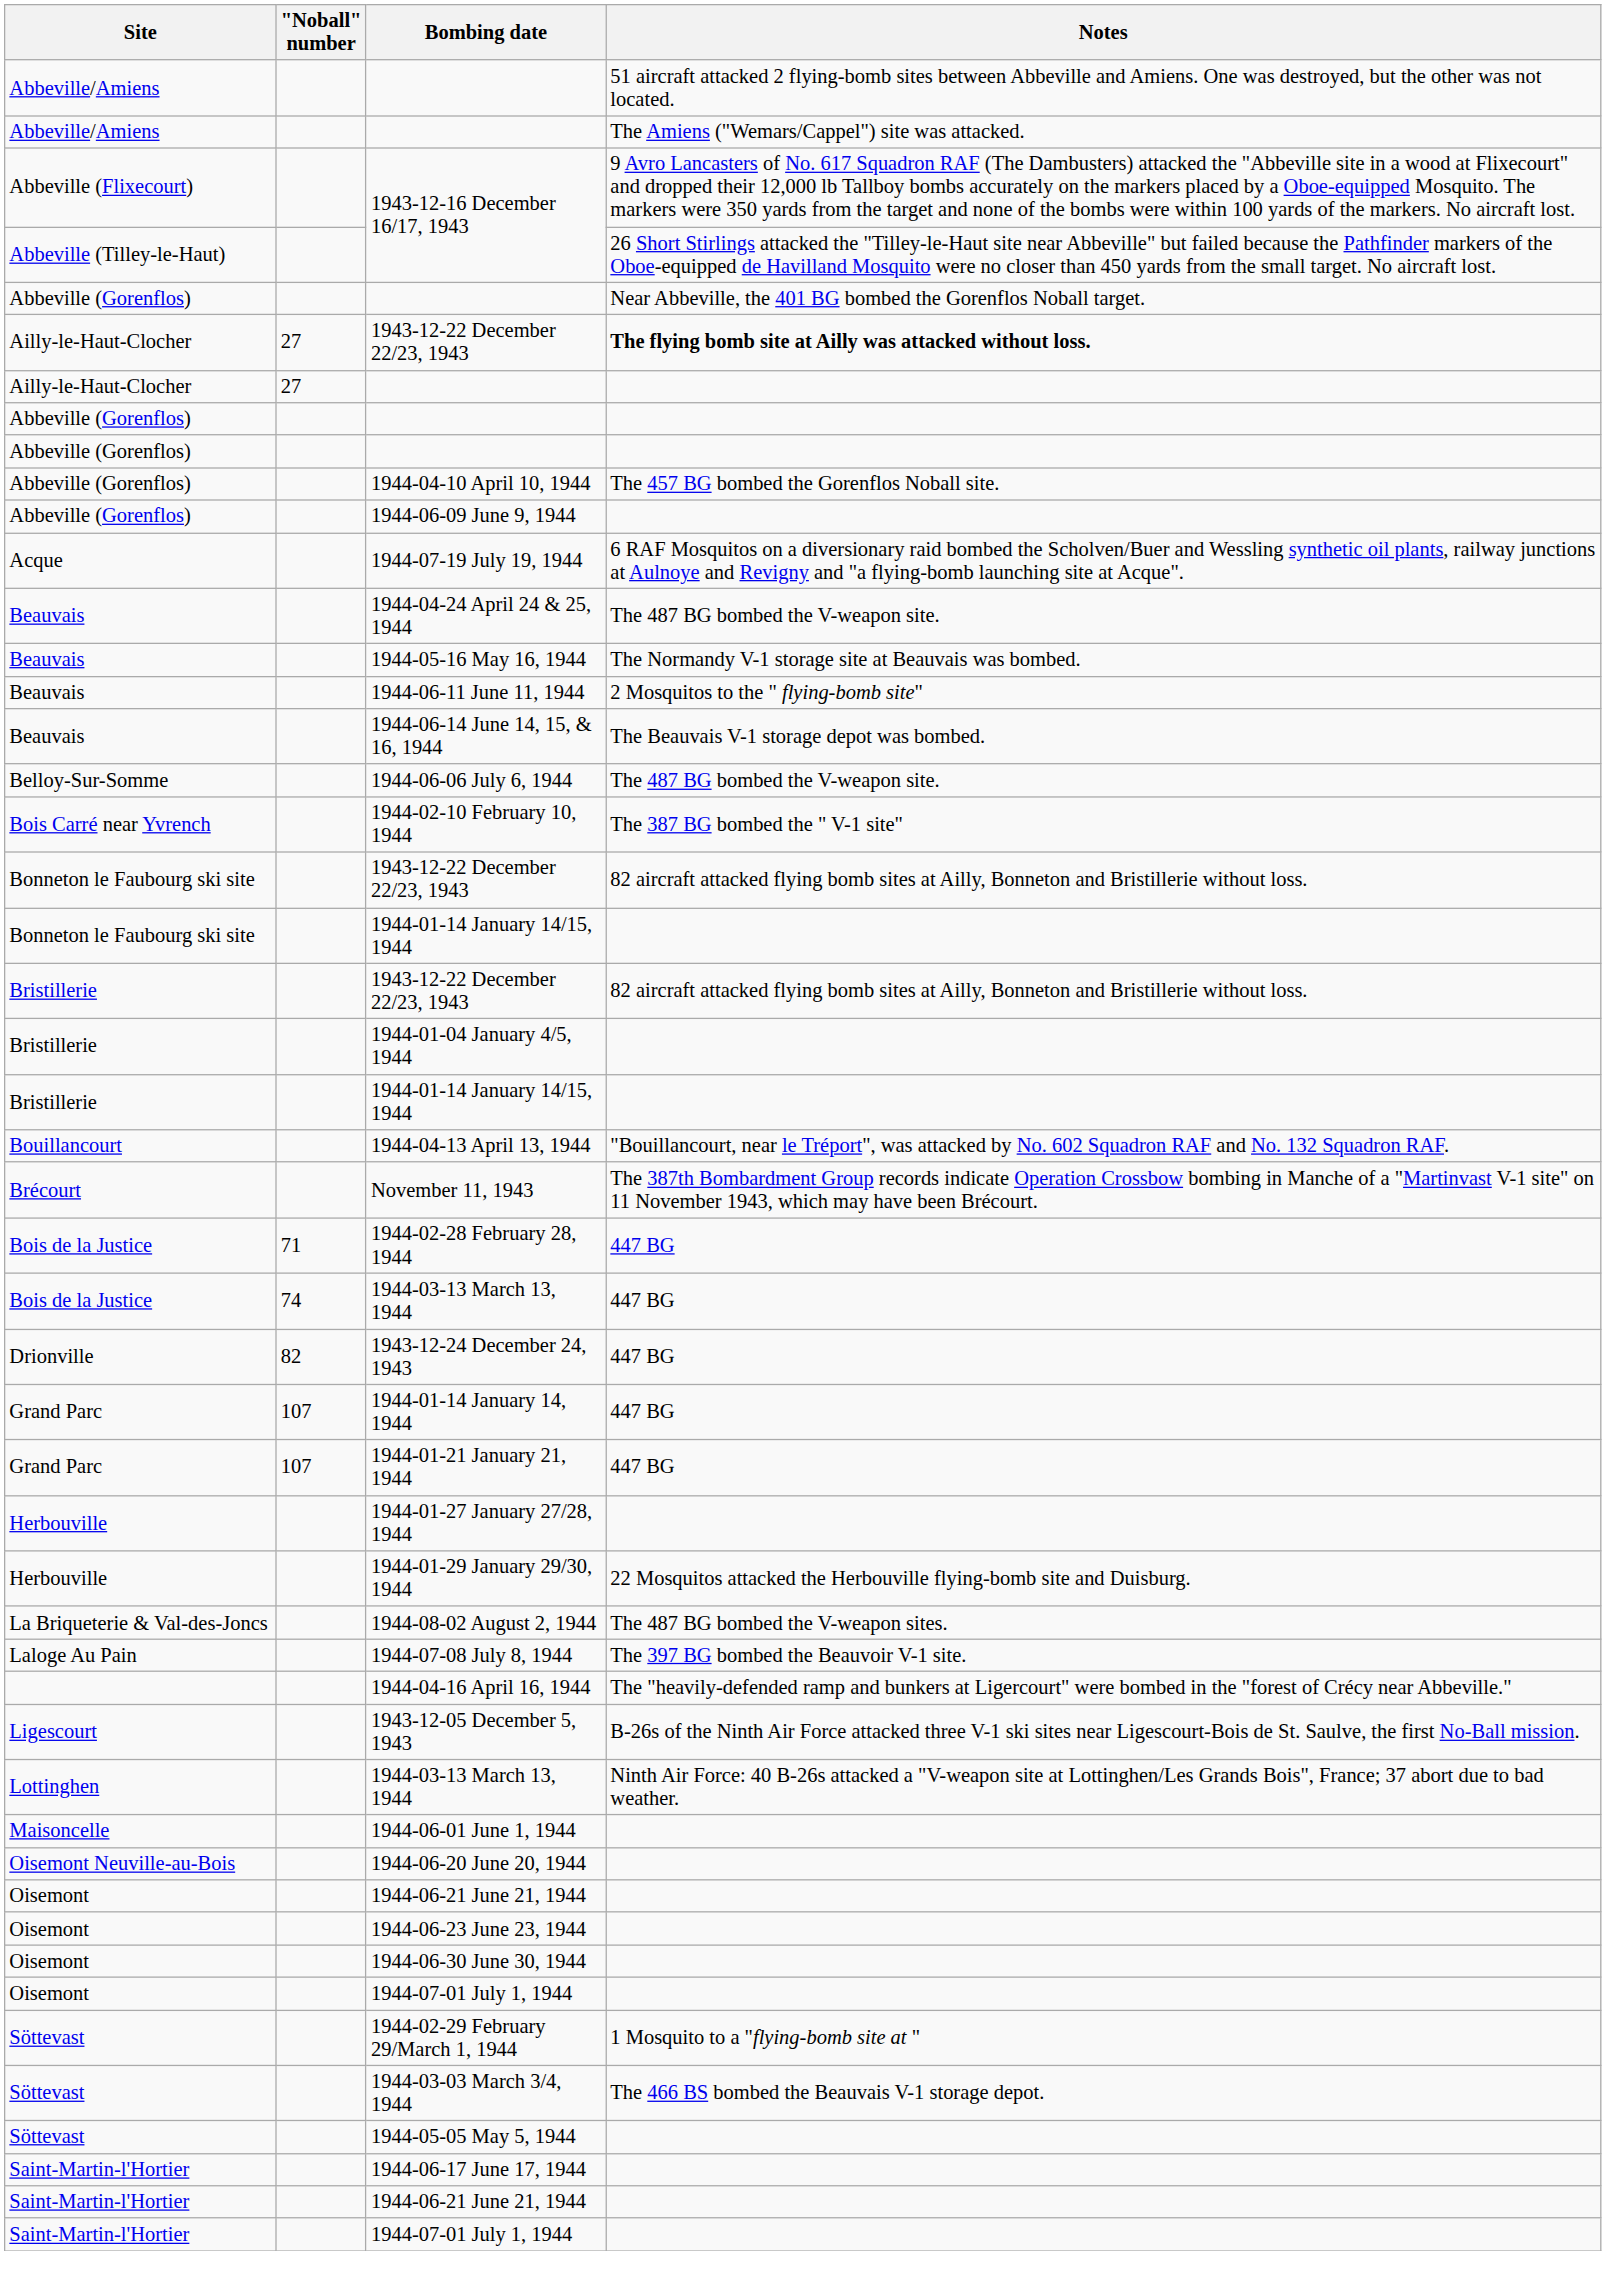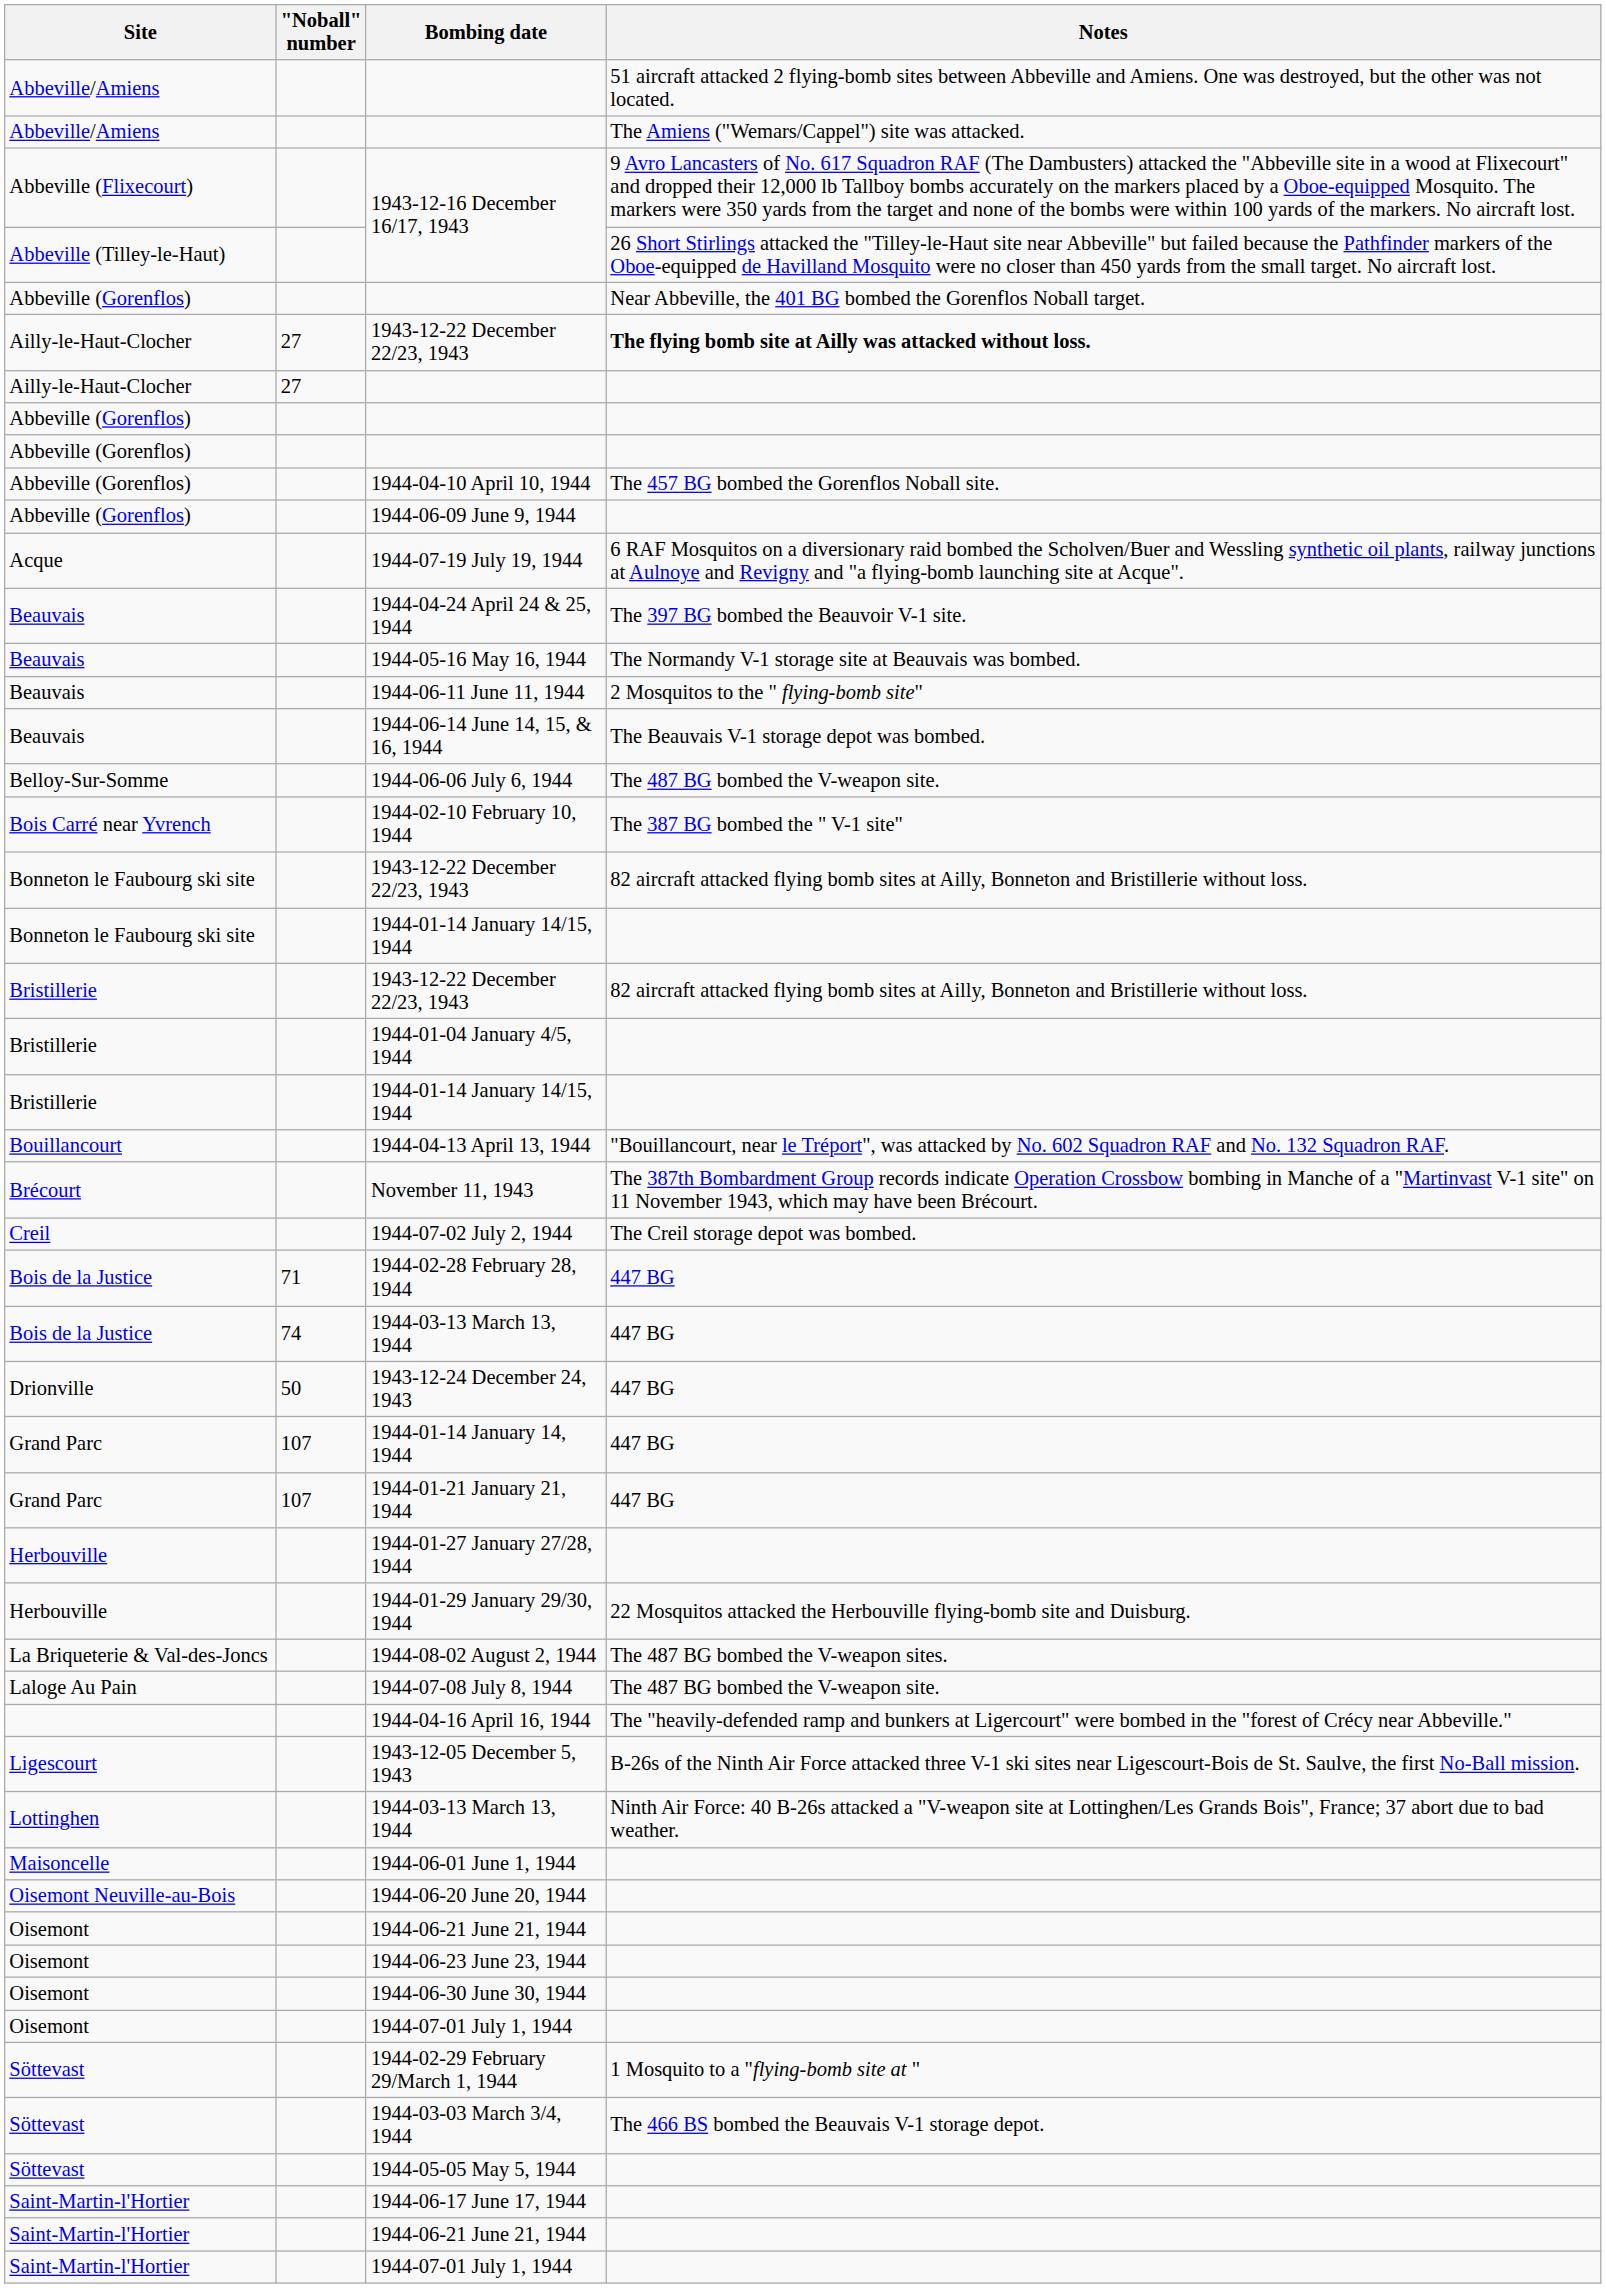(775, 615) The 487 BG bombed the V-weapon site. -> (788, 615) The 397 BG bombed the Beauvoir V-1 site.
+ row: (30, 1233)
(291, 1356) 82 -> (291, 1388) 50
(788, 1654) The 397 BG bombed the Beauvoir V-1 site. -> (775, 1687) The 487 BG bombed the V-weapon site.
